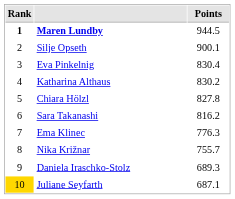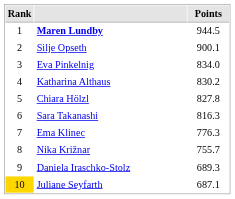(20, 31) bold -> (20, 31) normal
(208, 65) 830.4 -> (208, 65) 834.0
(208, 116) 816.2 -> (208, 116) 816.3
